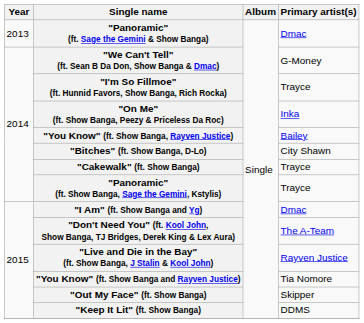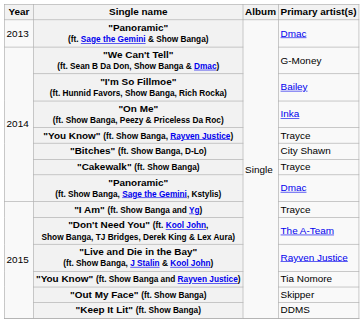(296, 87) Trayce -> (294, 87) Bailey
(294, 135) Bailey -> (296, 135) Trayce
(296, 188) Trayce -> (294, 188) Dmac
(294, 209) Dmac -> (296, 209) Trayce
